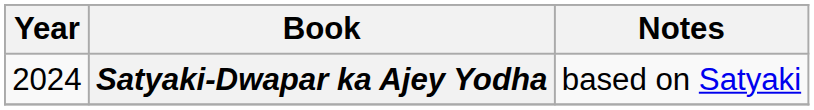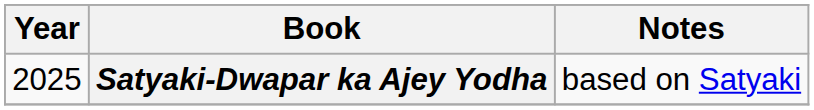(47, 78) 2024 -> (47, 78) 2025
